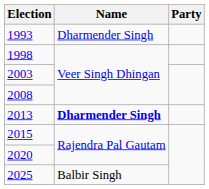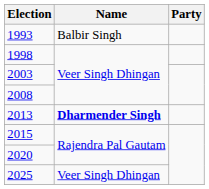(105, 34) Dharmender Singh -> (90, 34) Balbir Singh
(90, 174) Balbir Singh -> (109, 174) Veer Singh Dhingan
